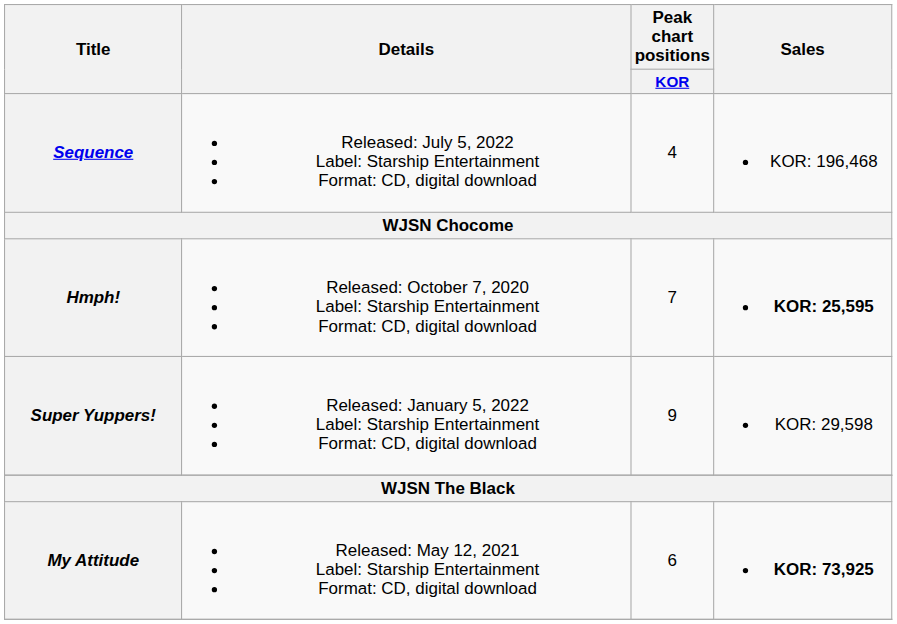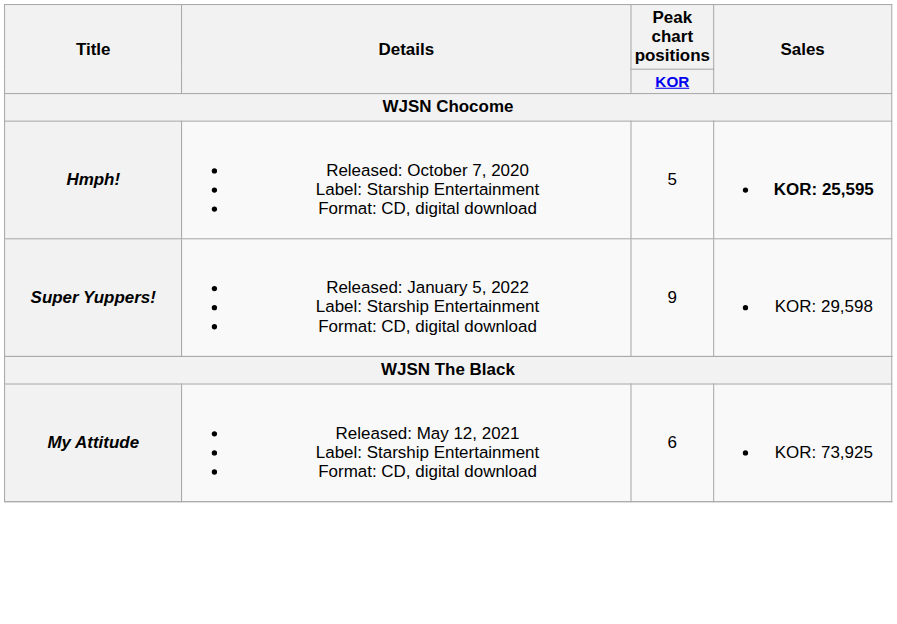- row: (93, 152)
(672, 297) 7 -> (672, 179) 5
(803, 570) bold -> (803, 452) normal
